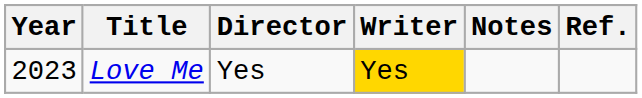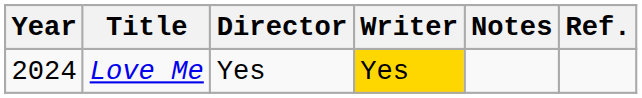(44, 71) 2023 -> (44, 71) 2024
